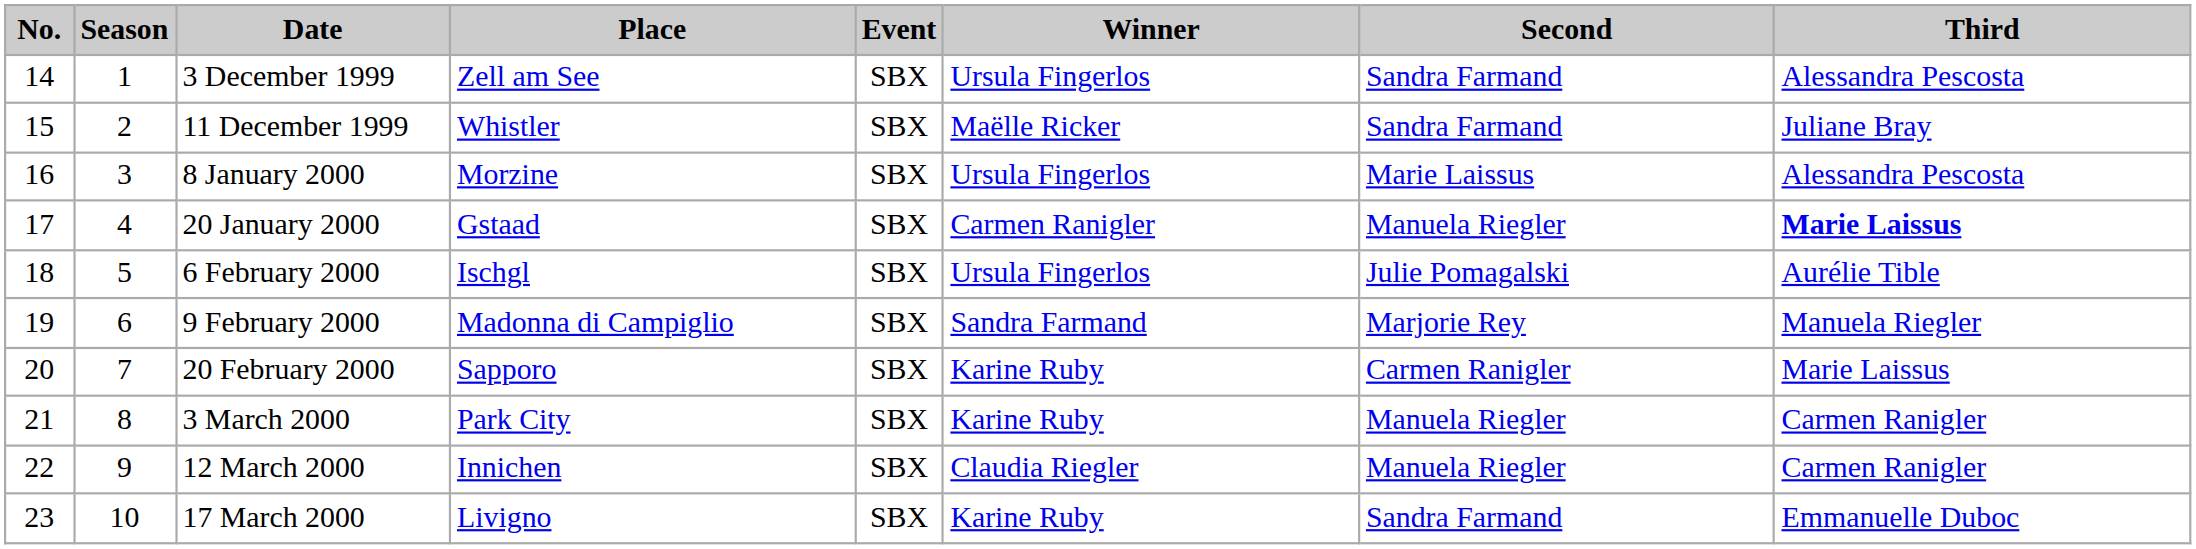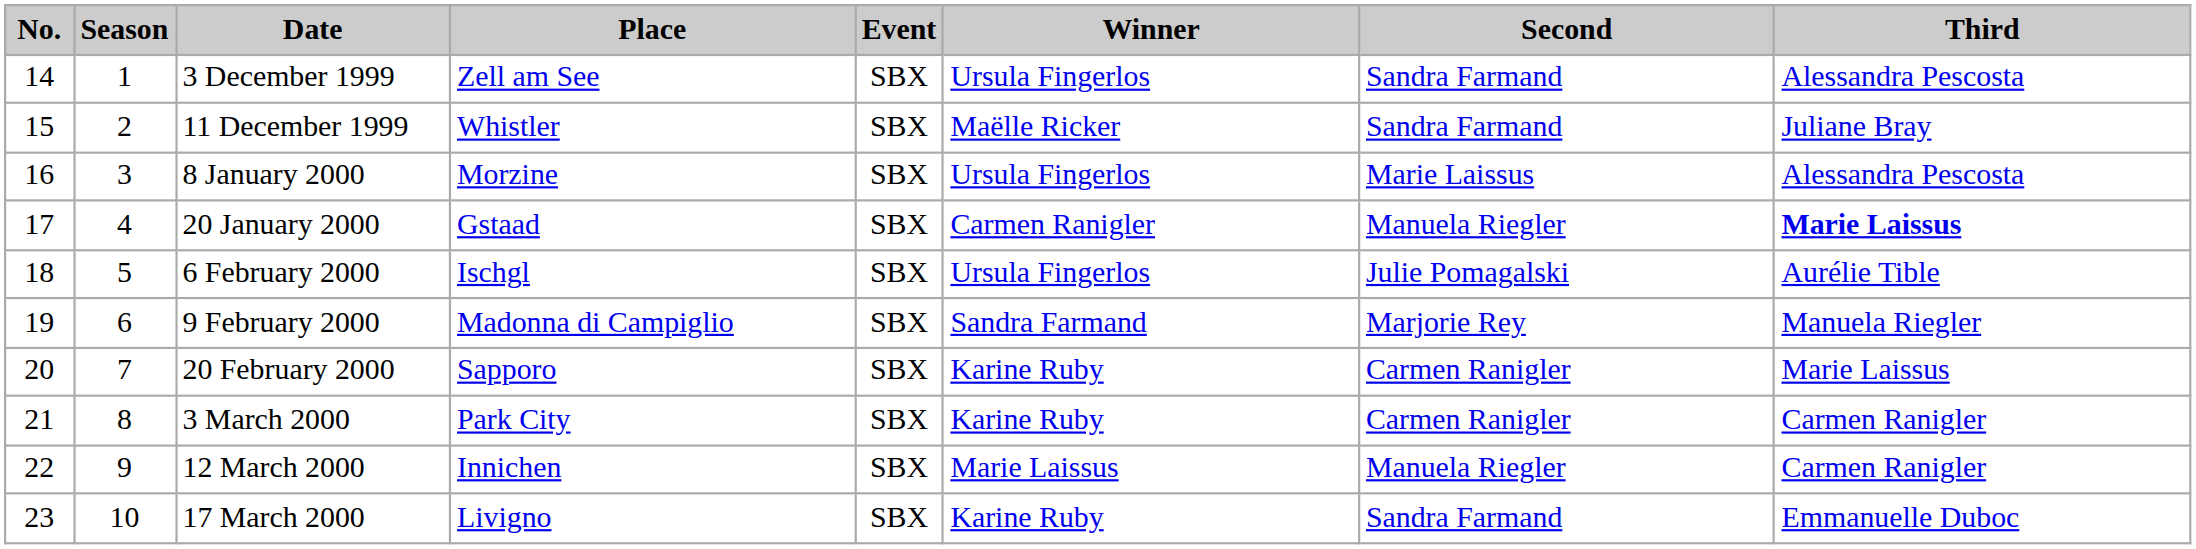(1466, 419) Manuela Riegler -> (1468, 419) Carmen Ranigler
(1044, 468) Claudia Riegler -> (1035, 468) Marie Laissus
